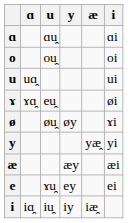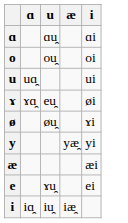- column: (71, 15)
